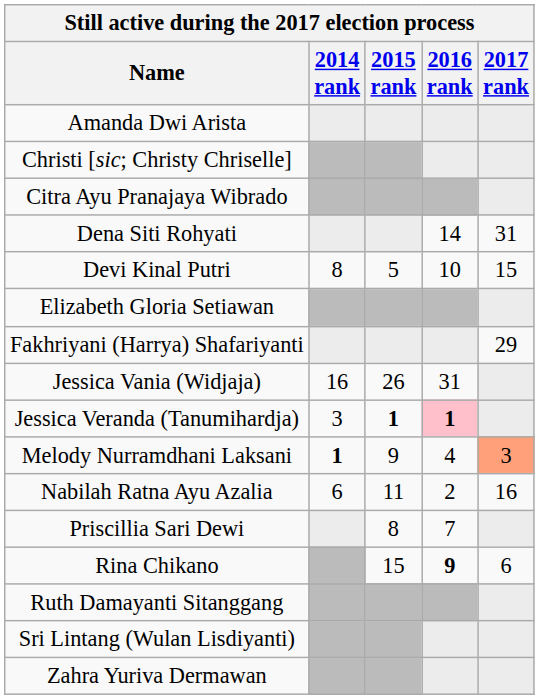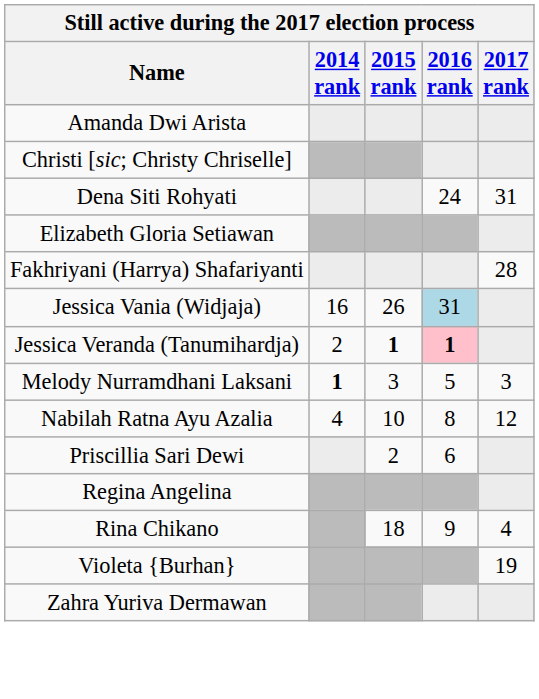- row: (157, 196)
(450, 233) 14 -> (450, 196) 24
- row: (157, 270)
(506, 344) 29 -> (506, 270) 28
(450, 381) no background -> (450, 307) lightblue background
(337, 417) 3 -> (337, 344) 2
(393, 454) 9 -> (393, 381) 3
(450, 454) 4 -> (450, 381) 5
(506, 454) lightsalmon background -> (506, 381) no background
(337, 491) 6 -> (337, 417) 4
(393, 491) 11 -> (393, 417) 10
(450, 491) 2 -> (450, 417) 8
(506, 491) 16 -> (506, 417) 12
(393, 528) 8 -> (393, 454) 2
(450, 528) 7 -> (450, 454) 6
+ row: (157, 491)
(393, 565) 15 -> (393, 528) 18
(450, 565) bold -> (450, 528) normal
(506, 565) 6 -> (506, 528) 4
- row: (157, 602)
- row: (157, 639)
+ row: (157, 565)
